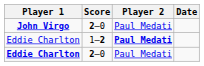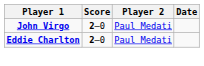- row: (43, 40)
